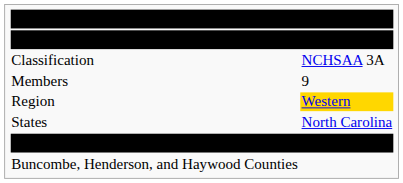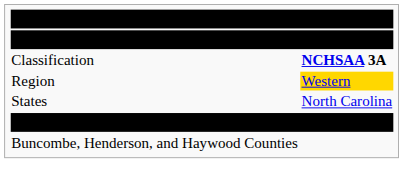(343, 60) normal -> (344, 60) bold
- row: (40, 81)
